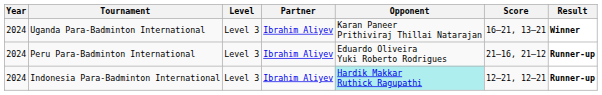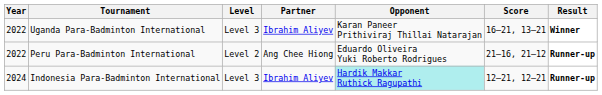(16, 30) 2024 -> (16, 30) 2022
(16, 54) 2024 -> (16, 54) 2022
(242, 54) Level 3 -> (242, 54) Level 2
(298, 54) Ibrahim Aliyev -> (298, 54) Ang Chee Hiong
